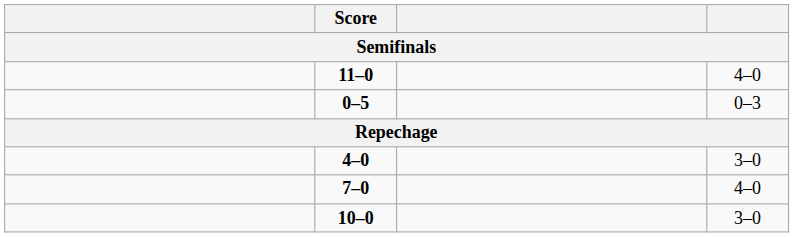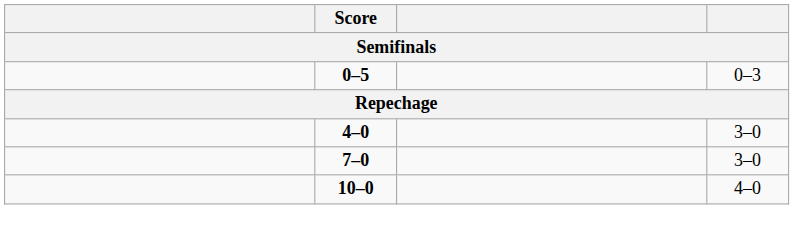- row: (356, 75)
(747, 189) 4–0 -> (747, 160) 3–0
(747, 217) 3–0 -> (747, 189) 4–0
